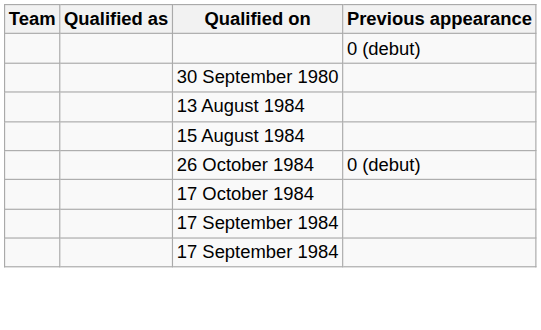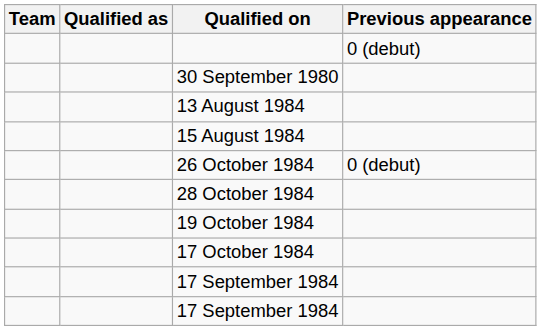+ row: (245, 194)
+ row: (245, 223)
